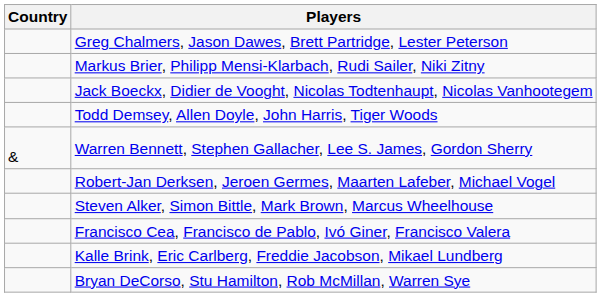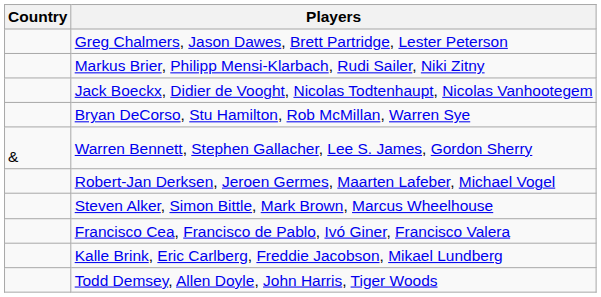rows swapped: (272, 280) <-> (256, 115)
